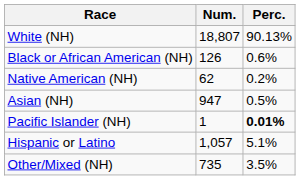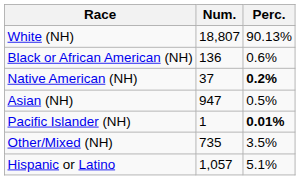(210, 57) 126 -> (210, 57) 136
(206, 79) 62 -> (206, 79) 37
(262, 79) normal -> (262, 79) bold
rows swapped: (60, 164) <-> (61, 143)
